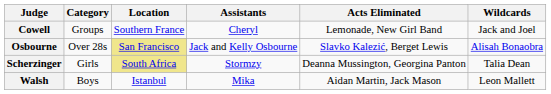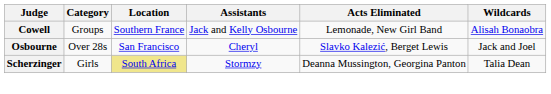(243, 30) Cheryl -> (243, 30) Jack and Kelly Osbourne
(507, 30) Jack and Joel -> (507, 30) Alisah Bonaobra
(149, 47) khaki background -> (149, 47) no background
(243, 47) Jack and Kelly Osbourne -> (243, 47) Cheryl
(507, 47) Alisah Bonaobra -> (507, 47) Jack and Joel
- row: (34, 81)
